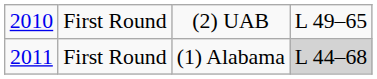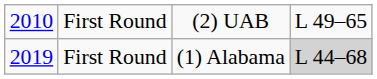(31, 56) 2011 -> (31, 56) 2019
